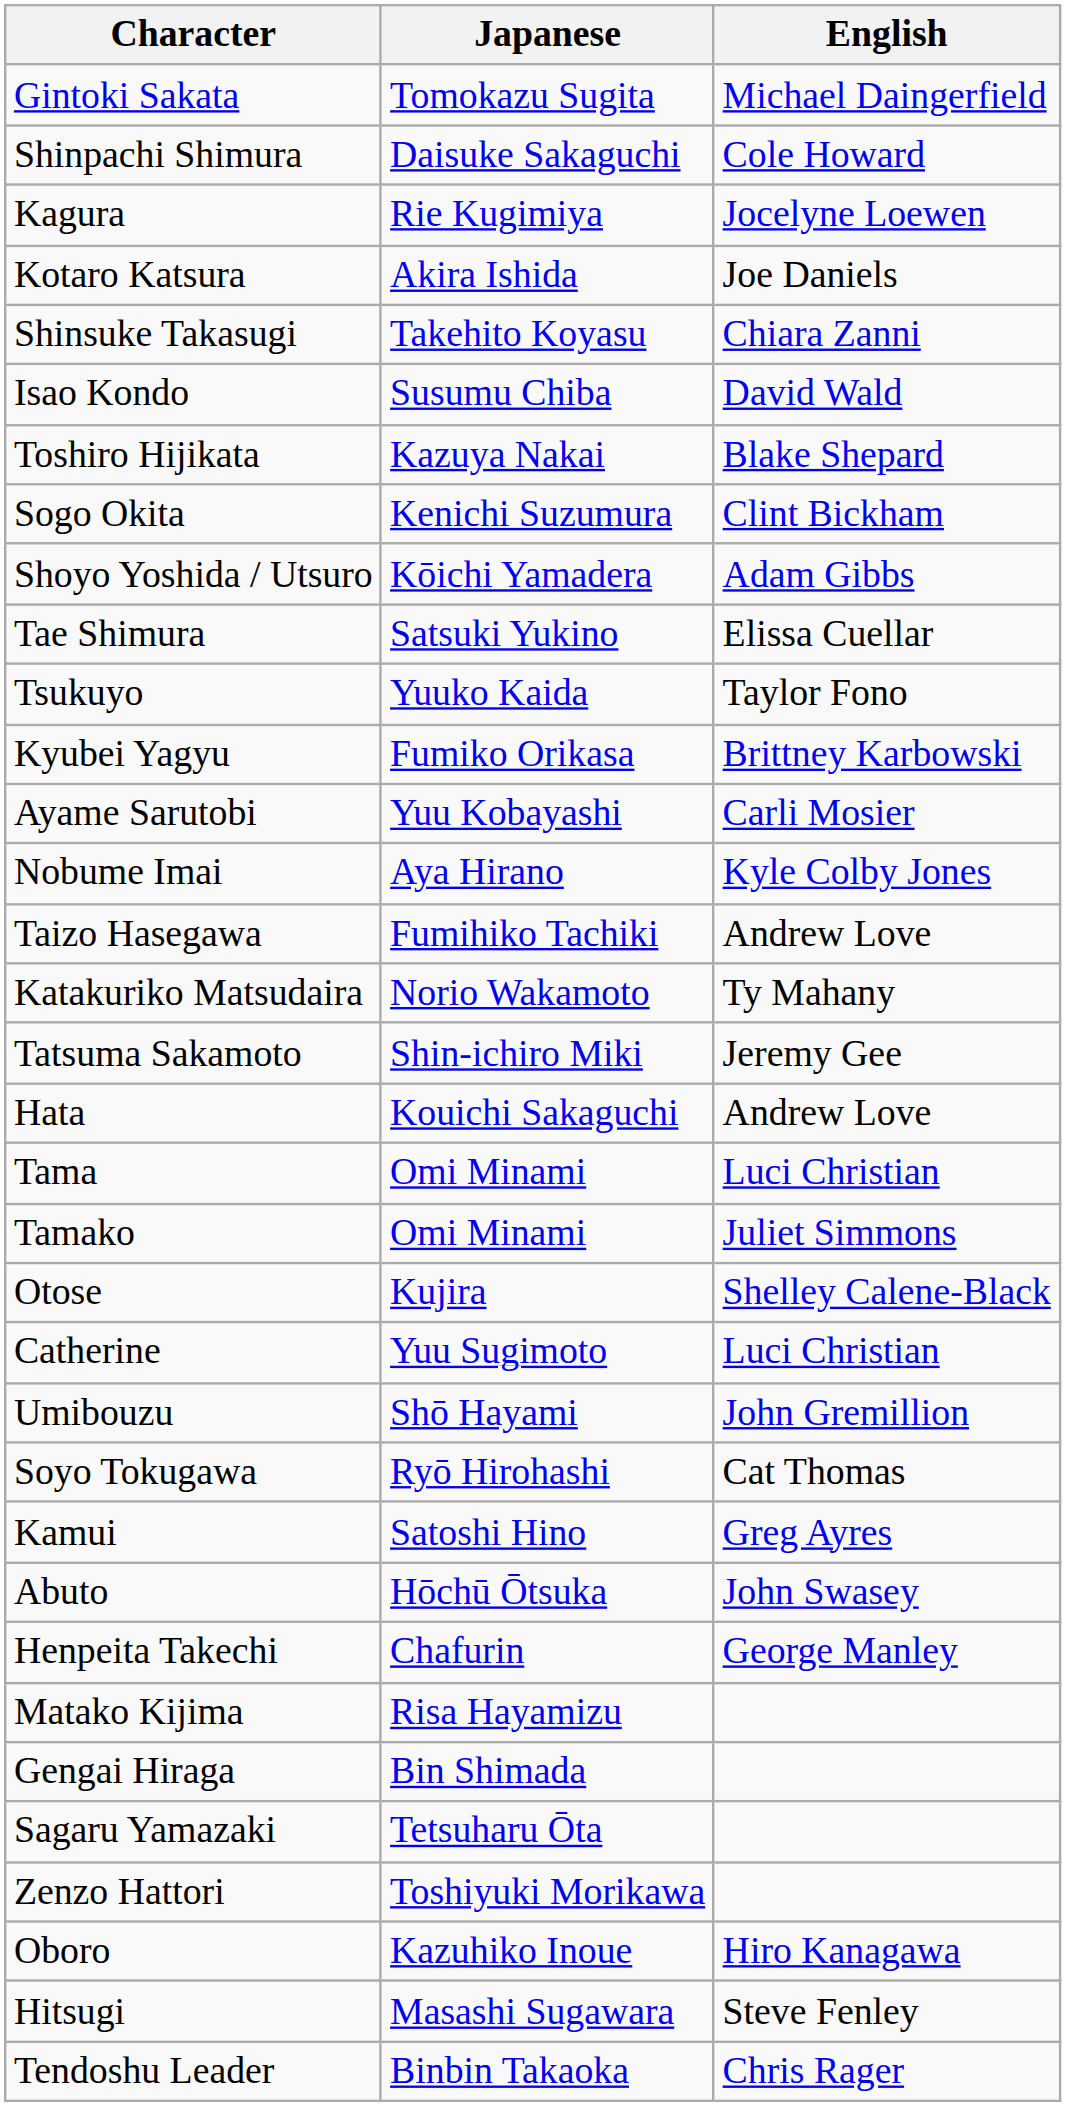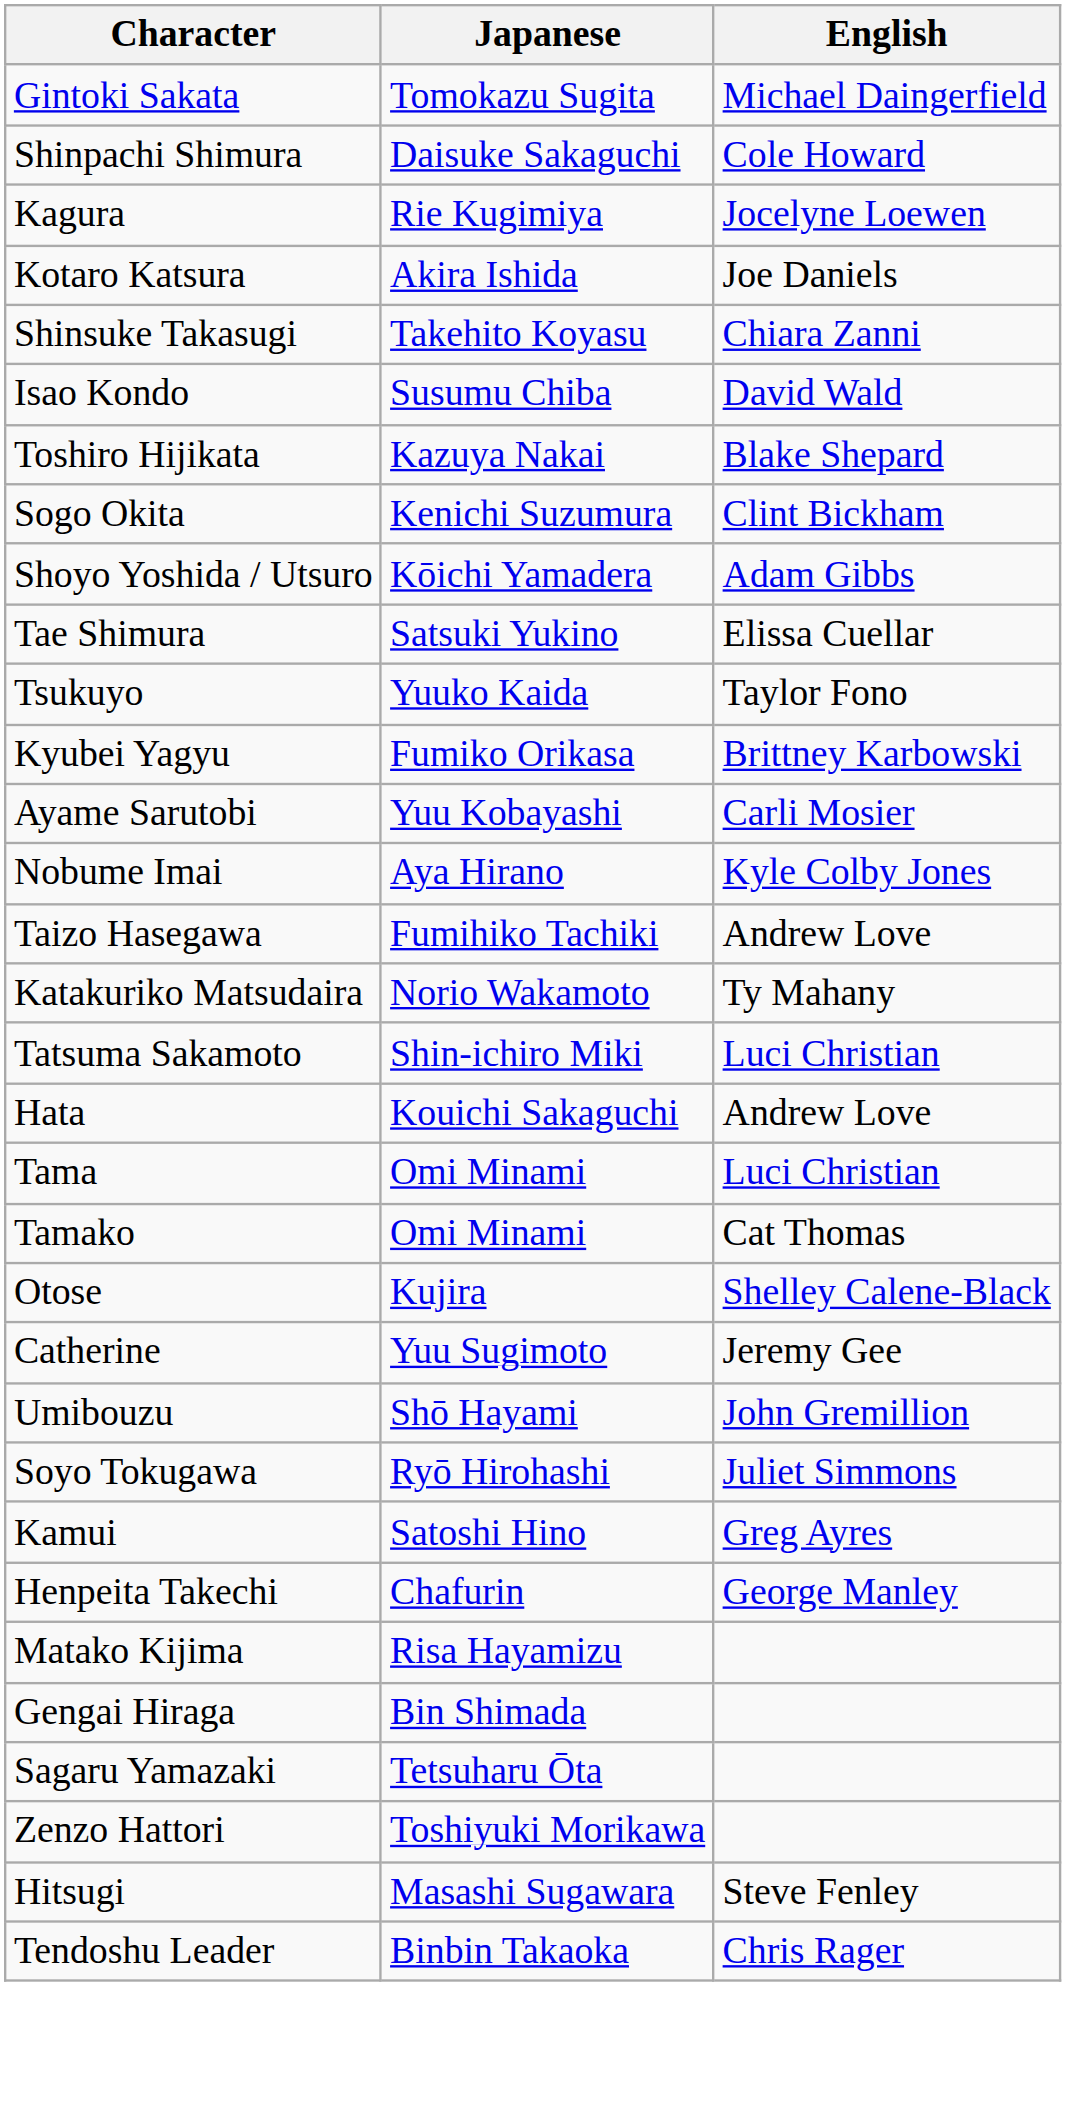(812, 1052) Jeremy Gee -> (831, 1052) Luci Christian
(840, 1232) Juliet Simmons -> (814, 1232) Cat Thomas
(831, 1351) Luci Christian -> (812, 1351) Jeremy Gee
(814, 1471) Cat Thomas -> (840, 1471) Juliet Simmons
- row: (61, 1591)
- row: (62, 1950)
